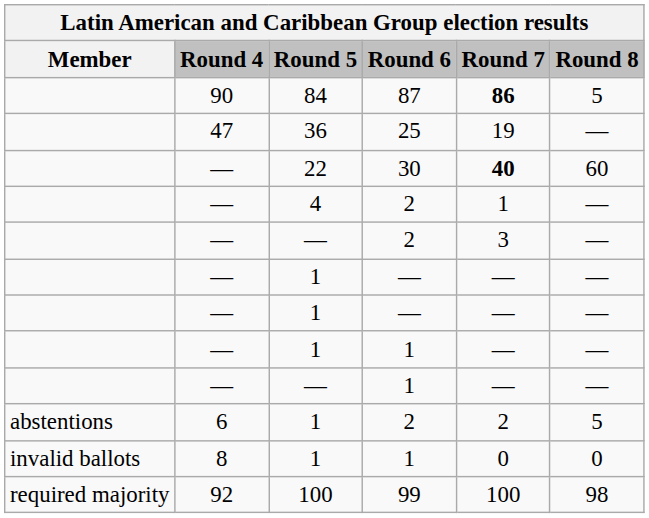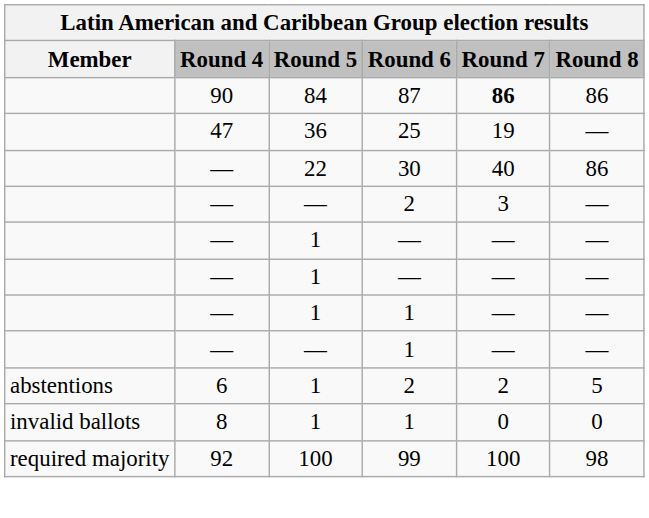(597, 95) 5 -> (597, 95) 86
(503, 167) bold -> (503, 167) normal
(597, 167) 60 -> (597, 167) 86
- row: (315, 204)
